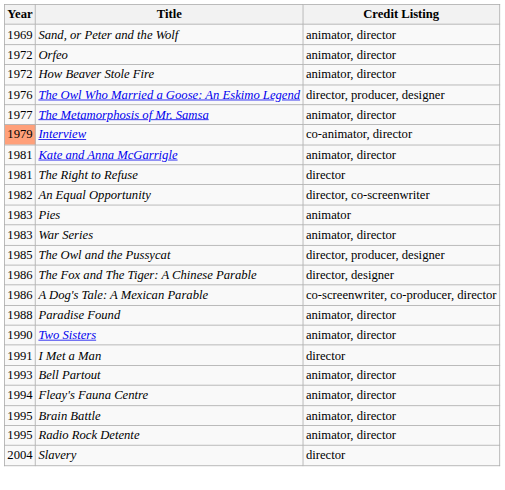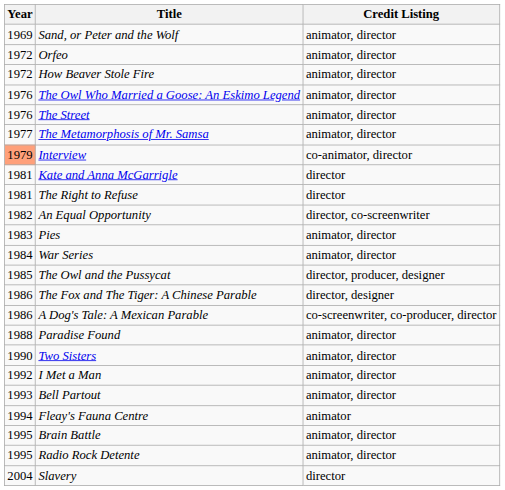(375, 94) director, producer, designer -> (351, 94) animator, director
+ row: (64, 114)
(351, 154) animator, director -> (326, 174) director
(328, 214) animator -> (351, 235) animator, director
(20, 235) 1983 -> (20, 255) 1984
(20, 355) 1991 -> (20, 375) 1992
(326, 355) director -> (351, 375) animator, director
(351, 395) animator, director -> (328, 415) animator
